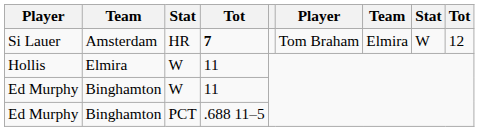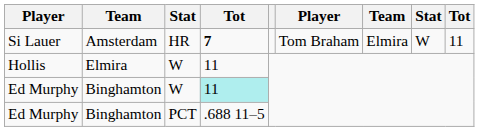(456, 41) 12 -> (456, 41) 11
(211, 89) no background -> (211, 89) paleturquoise background
